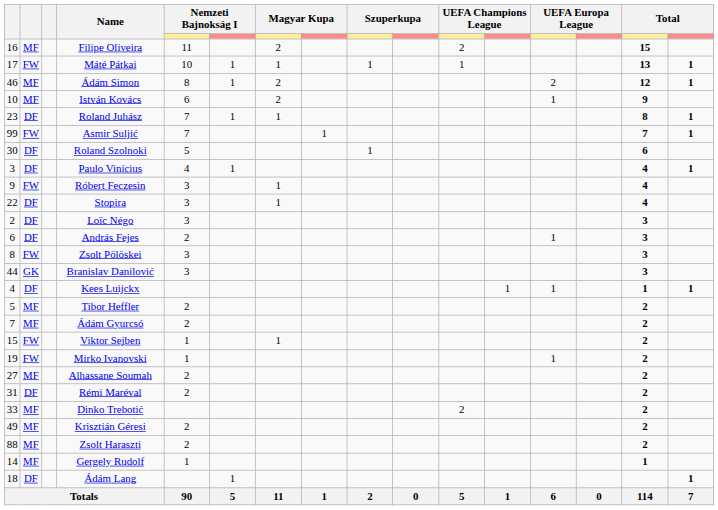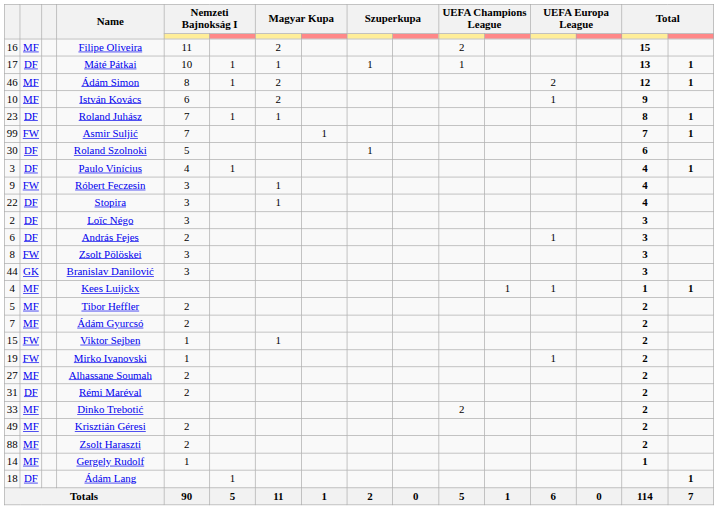(31, 64) FW -> (31, 64) DF
(31, 289) DF -> (31, 289) MF
